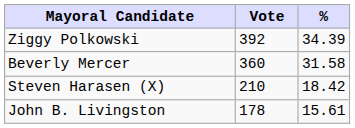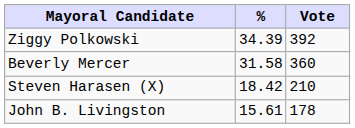columns swapped: (267, 16) <-> (324, 16)
